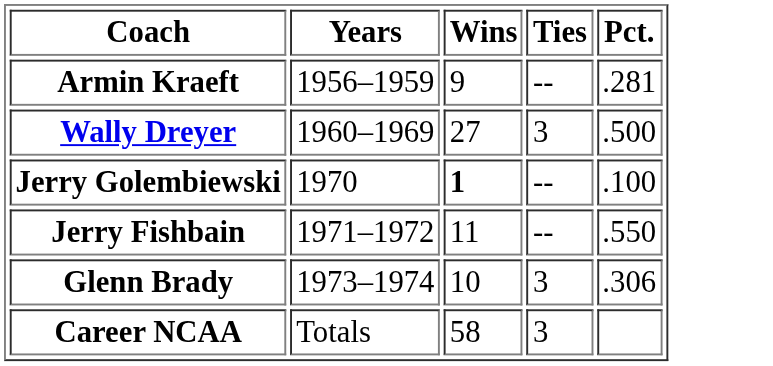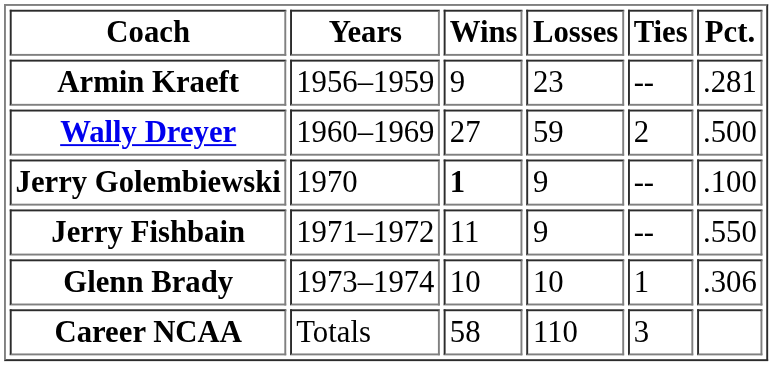+ column: (576, 32)
(541, 132) 3 -> (641, 132) 2
(541, 281) 3 -> (641, 281) 1
